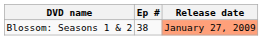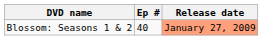(143, 28) 38 -> (143, 28) 40
